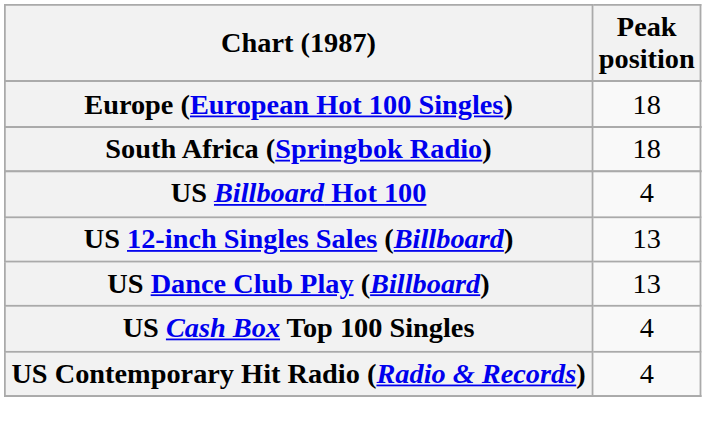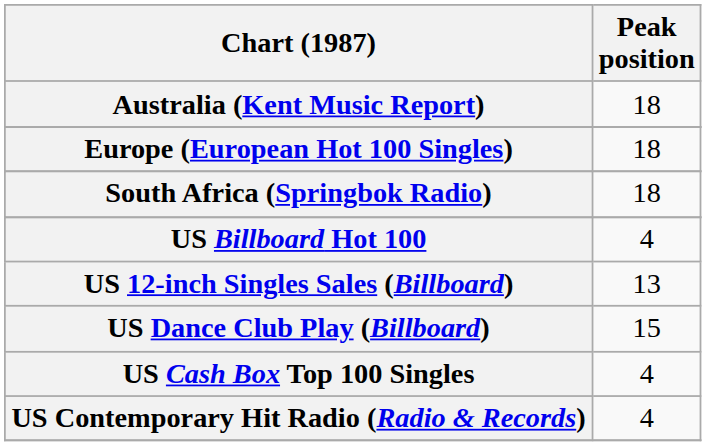+ row: (299, 103)
(647, 283) 13 -> (647, 328) 15
